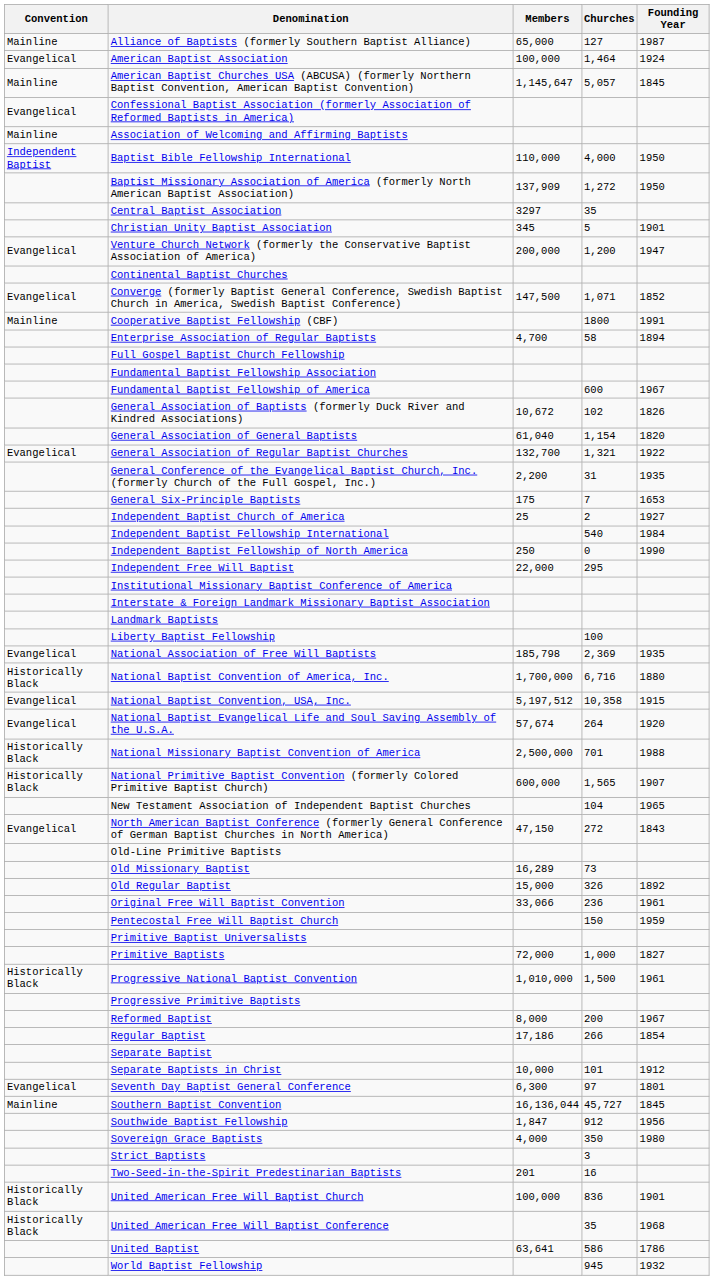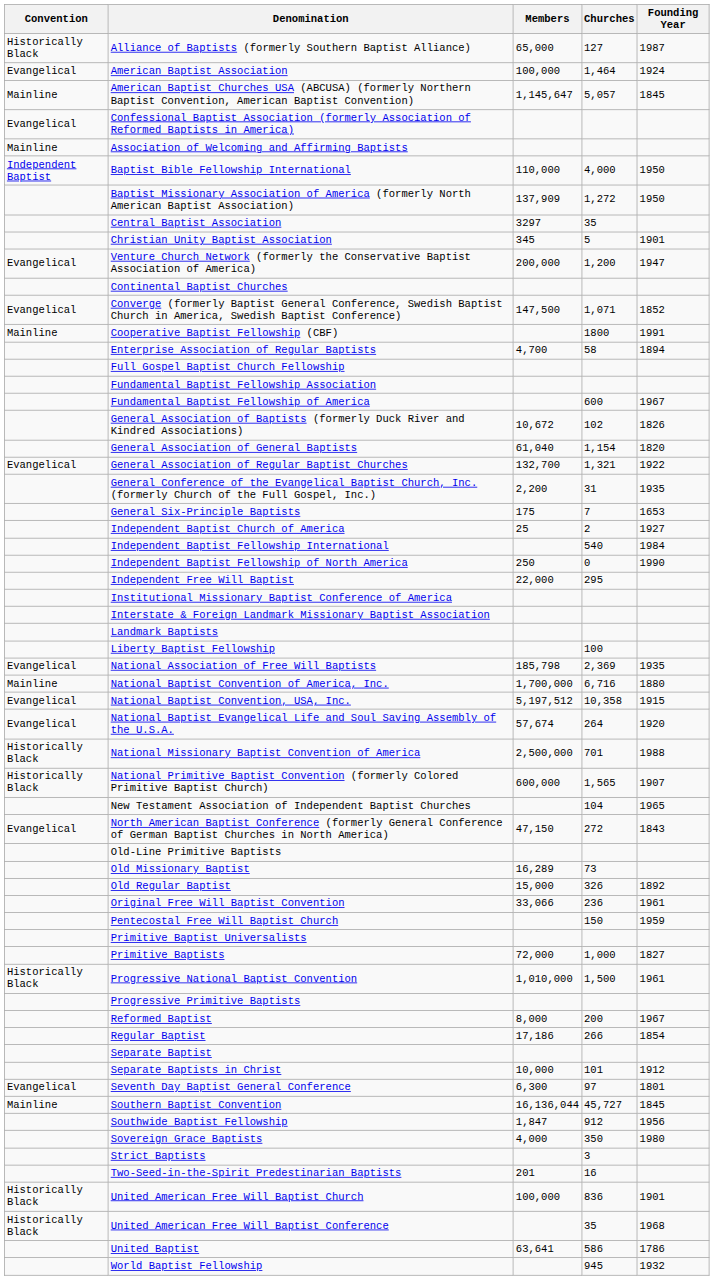(32, 42) Mainline -> (45, 48) Historically Black
(45, 678) Historically Black -> (32, 684) Mainline
